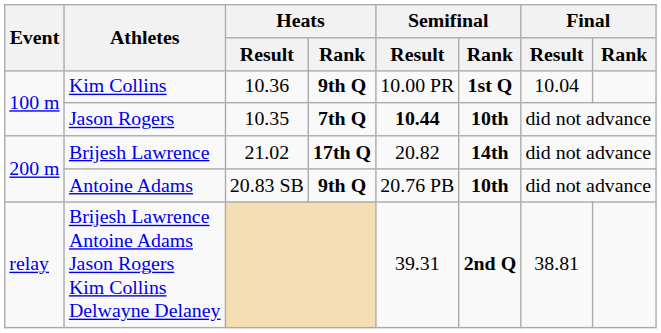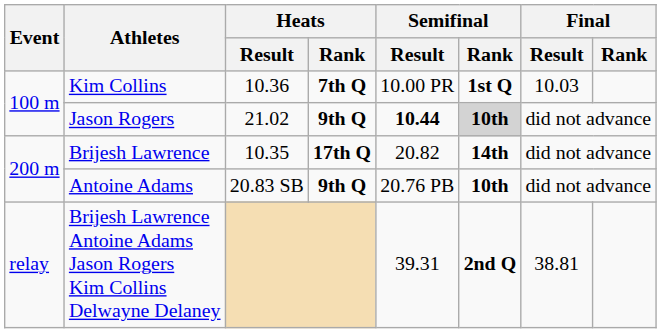(342, 86) 9th Q -> (342, 86) 7th Q
(557, 86) 10.04 -> (557, 86) 10.03
(267, 119) 10.35 -> (267, 119) 21.02
(342, 119) 7th Q -> (342, 119) 9th Q
(490, 119) no background -> (490, 119) lightgrey background
(267, 152) 21.02 -> (267, 152) 10.35
